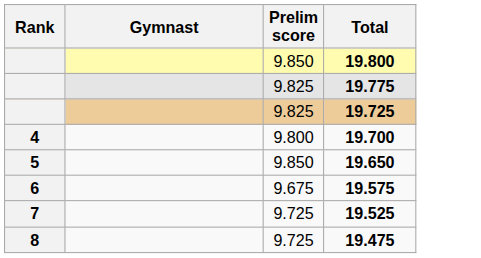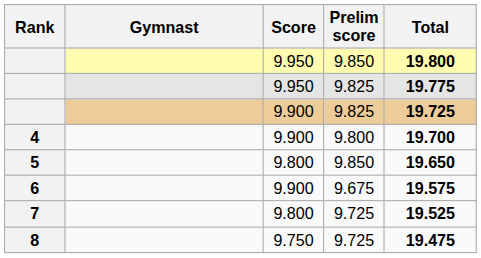+ column: (294, 26)
